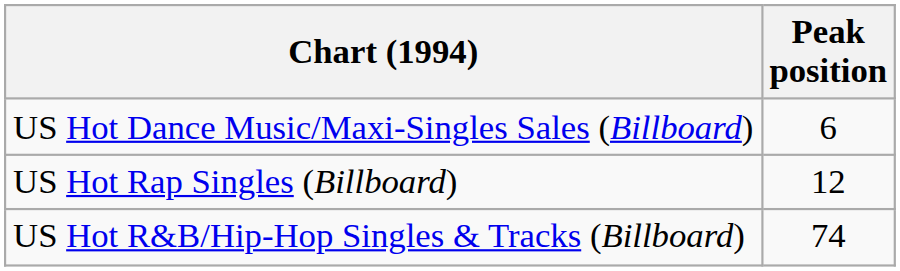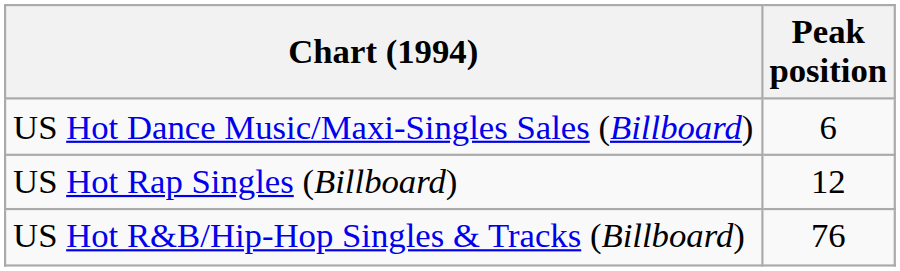(828, 236) 74 -> (828, 236) 76
